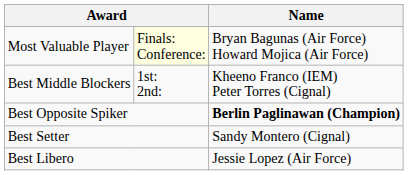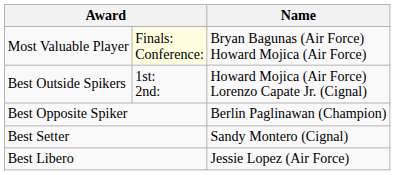+ row: (67, 84)
- row: (69, 84)
(306, 114) bold -> (298, 114) normal
